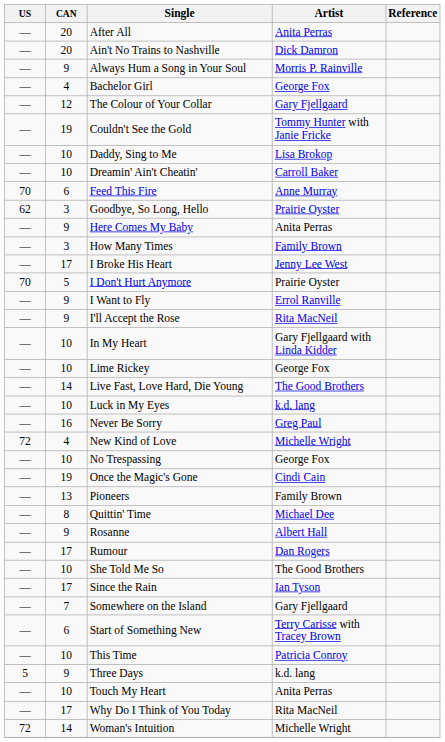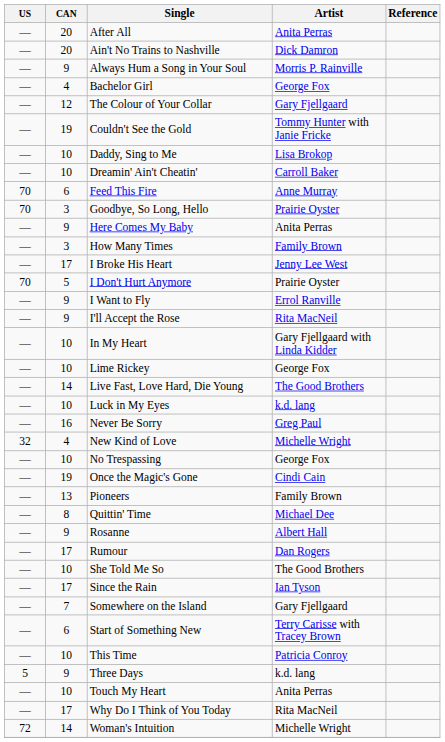(25, 209) 62 -> (25, 209) 70
(25, 441) 72 -> (25, 441) 32
